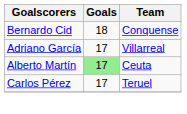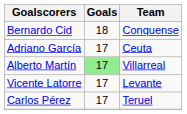(143, 48) Villarreal -> (137, 48) Ceuta
(137, 65) Ceuta -> (144, 65) Villarreal
+ row: (44, 83)
